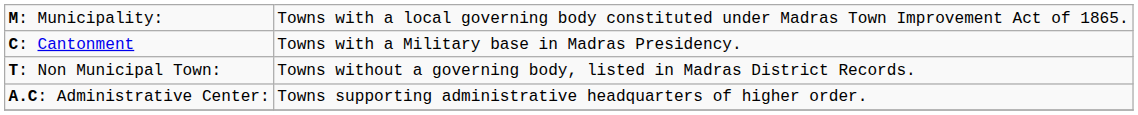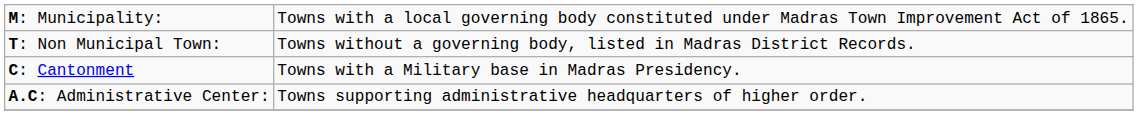rows swapped: (115, 70) <-> (71, 44)
